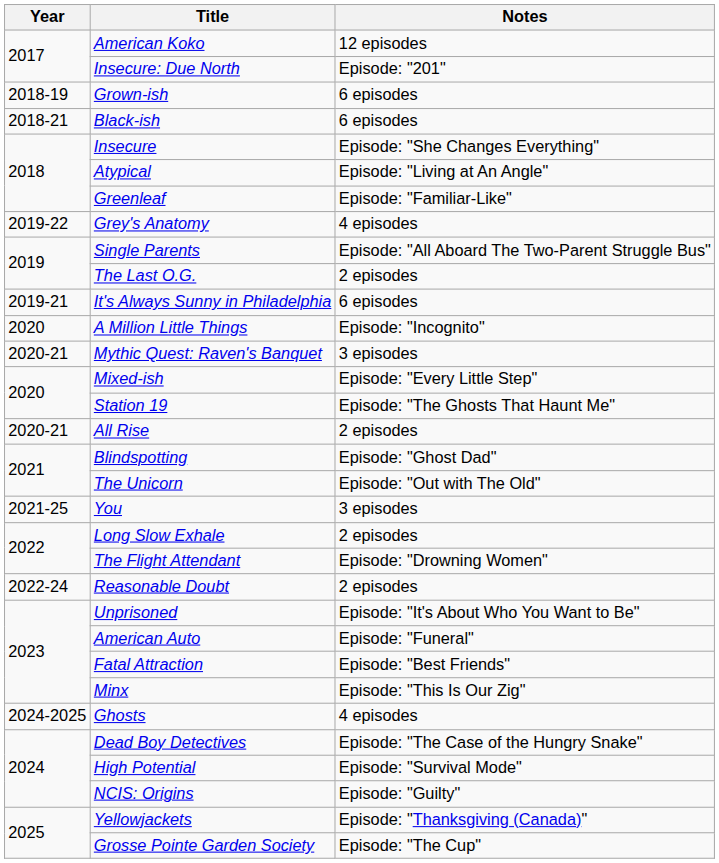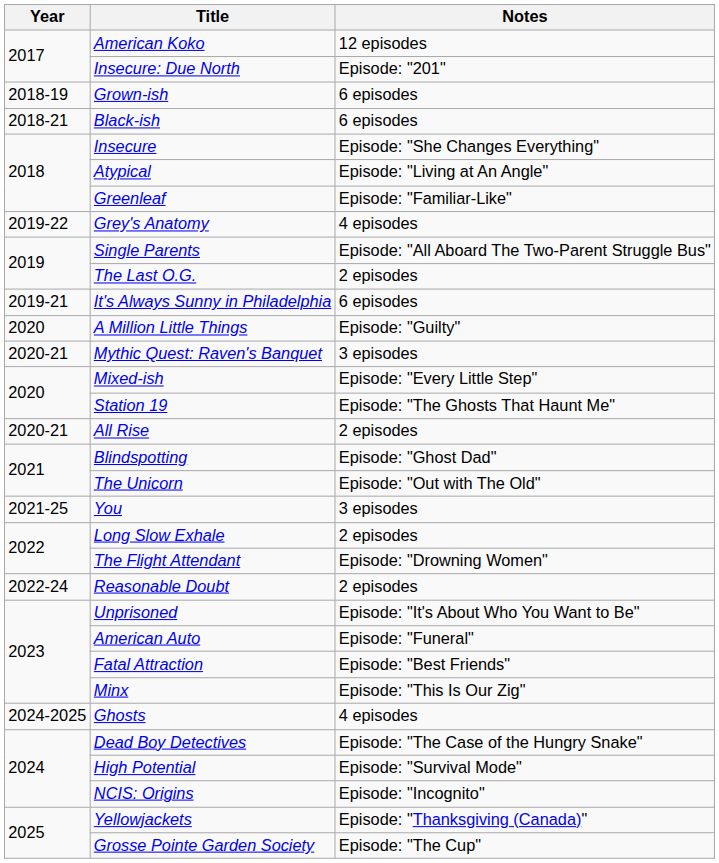(412, 328) Episode: "Incognito" -> (400, 328) Episode: "Guilty"
(400, 793) Episode: "Guilty" -> (412, 793) Episode: "Incognito"
